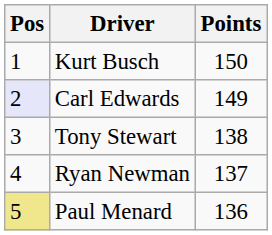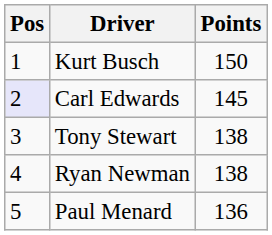(231, 98) 149 -> (231, 98) 145
(231, 173) 137 -> (231, 173) 138
(16, 211) khaki background -> (16, 211) no background
